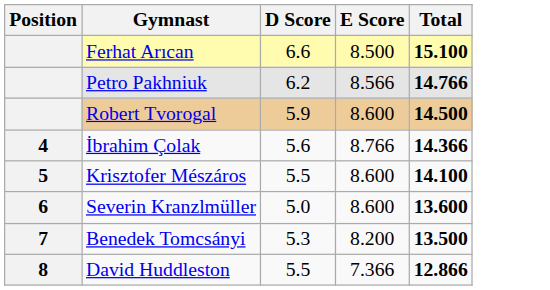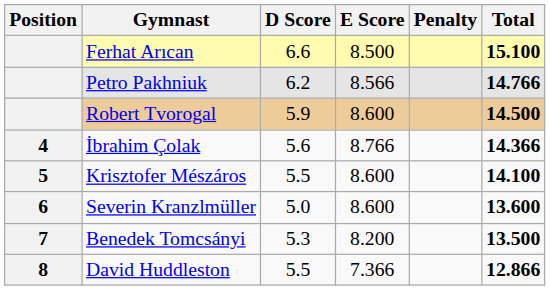+ column: (445, 20)
